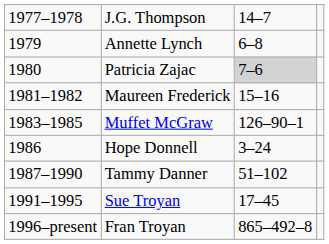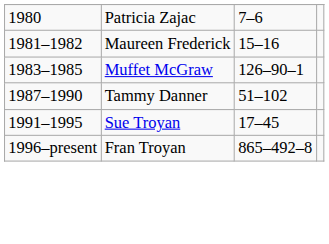- row: (155, 17)
- row: (153, 43)
(250, 69) lightgrey background -> (250, 17) no background
- row: (151, 148)
